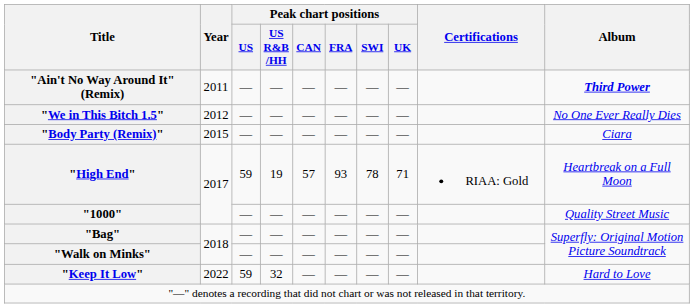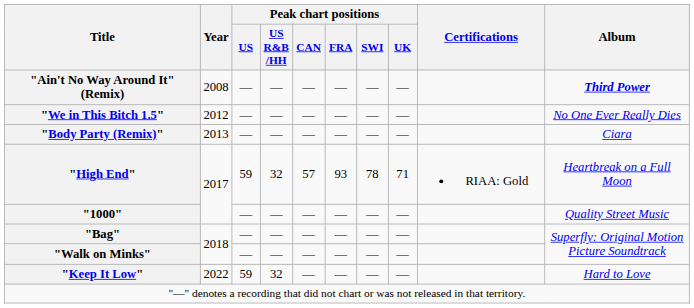(216, 87) 2011 -> (216, 87) 2008
(216, 134) 2015 -> (216, 134) 2013
(276, 174) 19 -> (276, 174) 32
